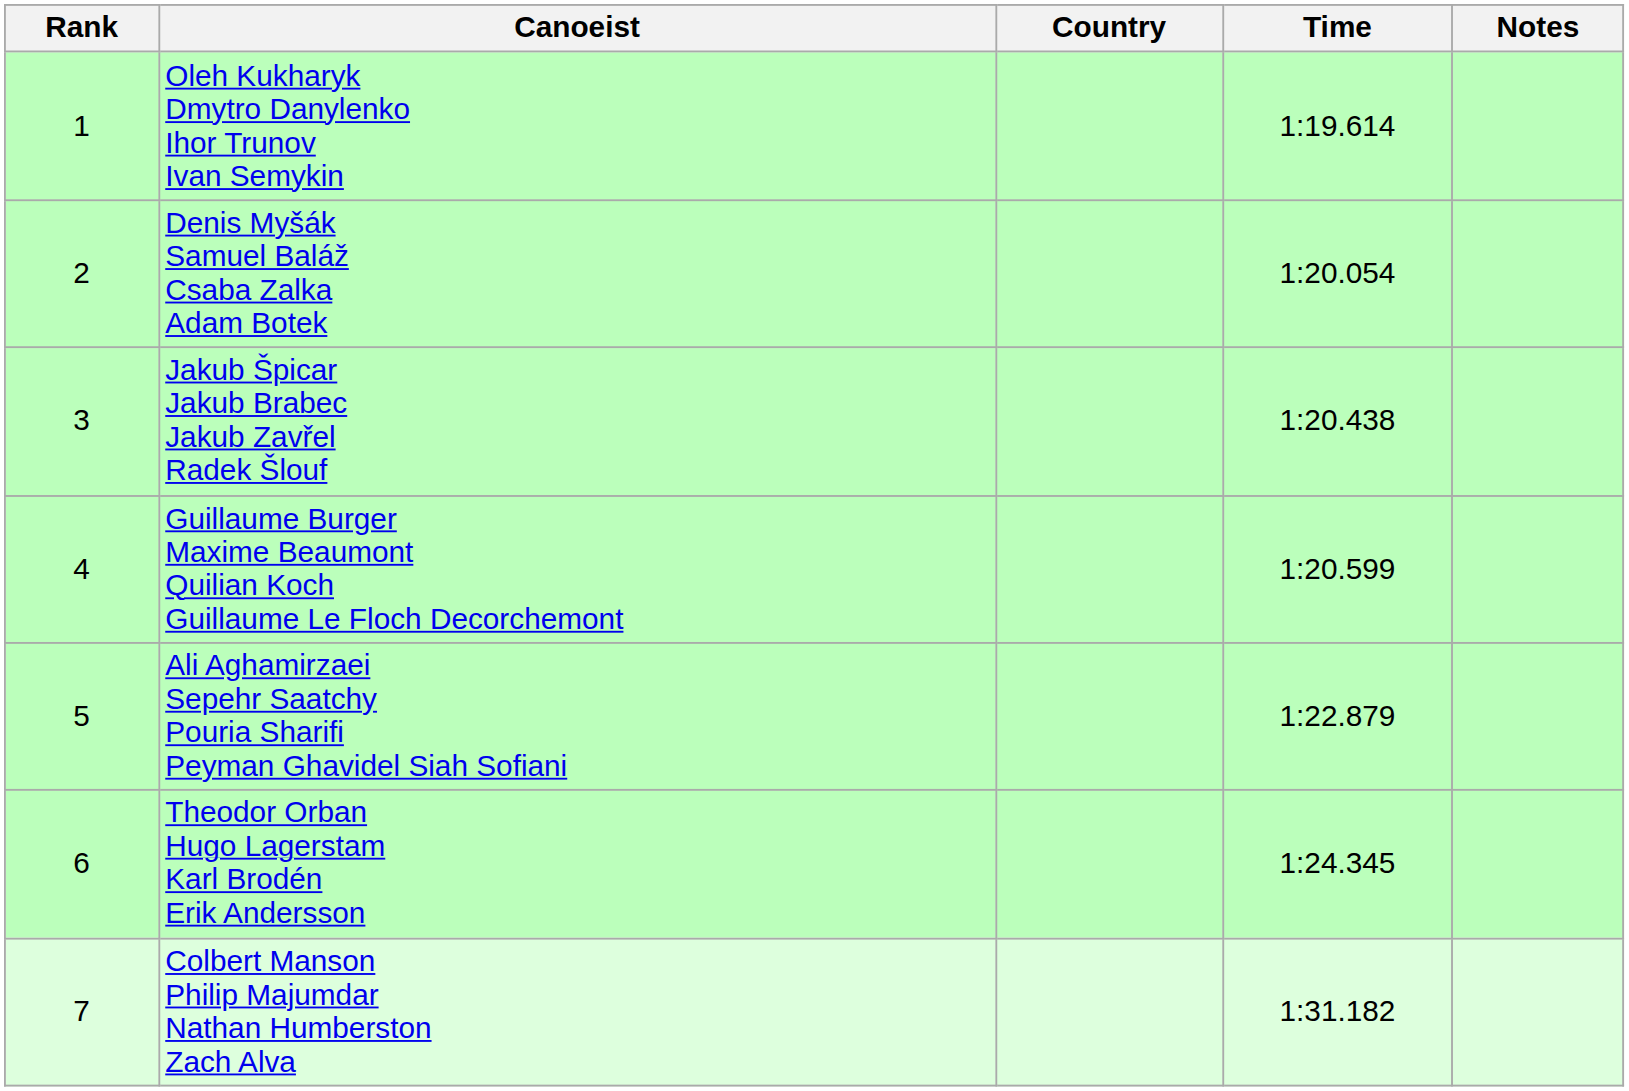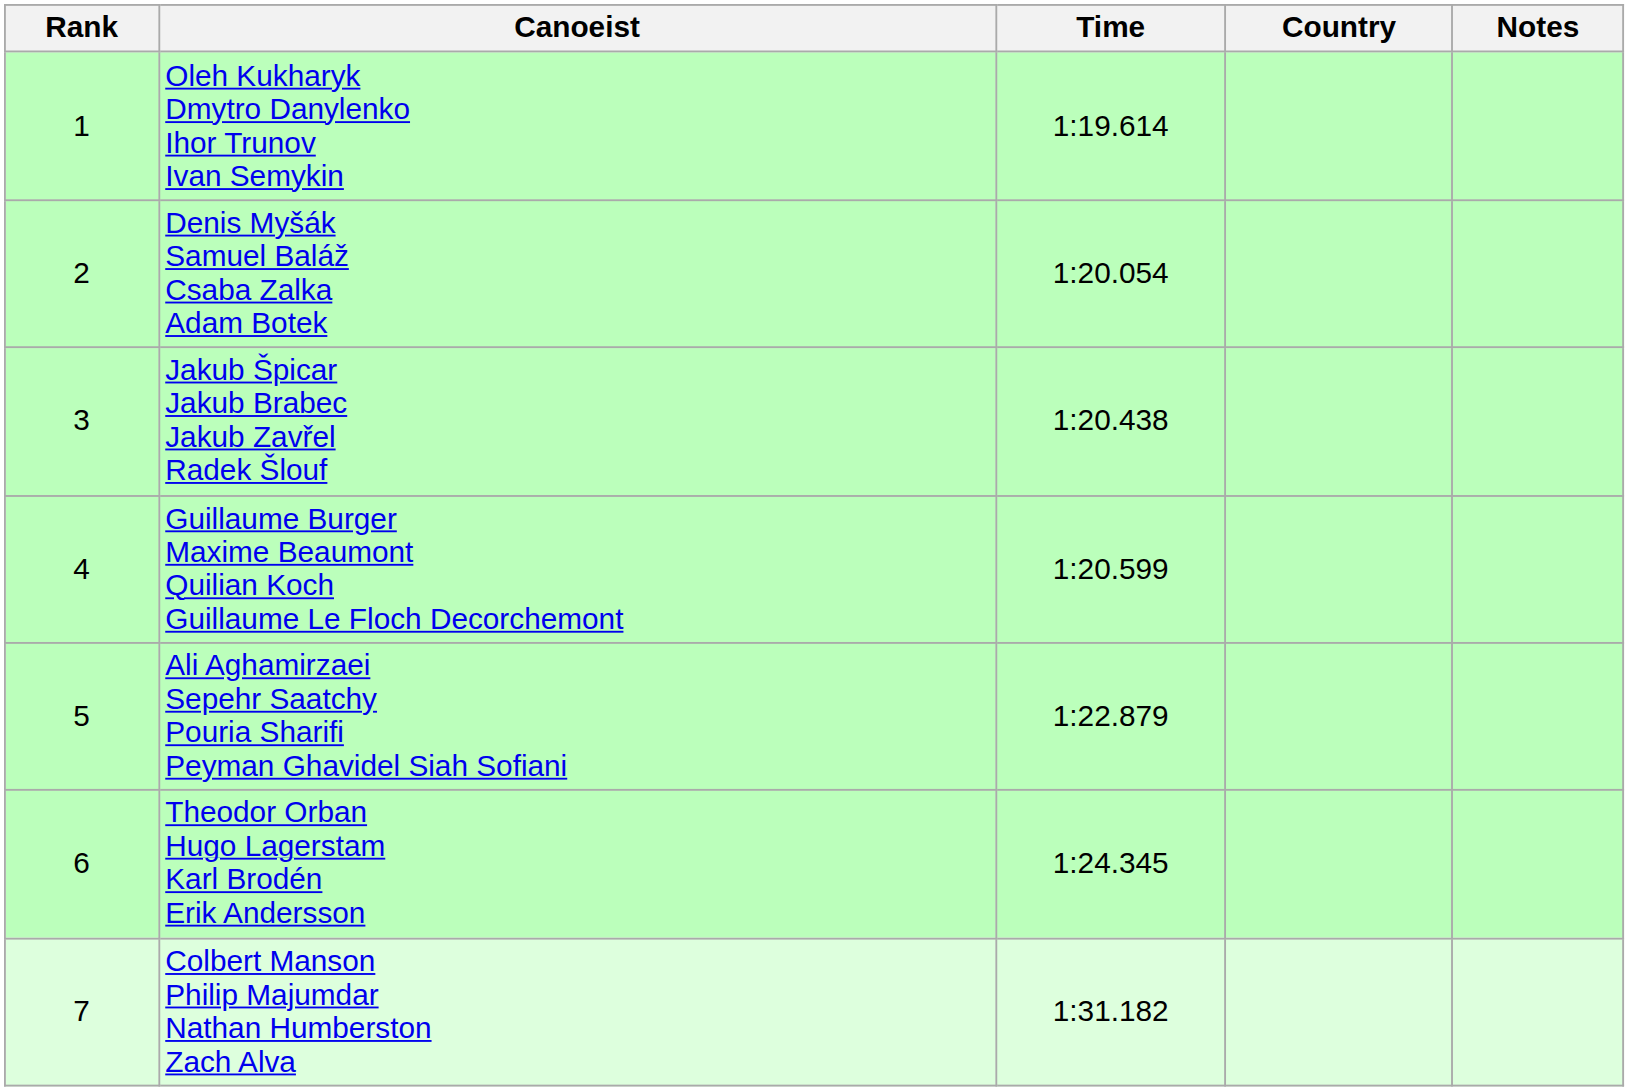columns swapped: (1109, 28) <-> (1337, 28)
